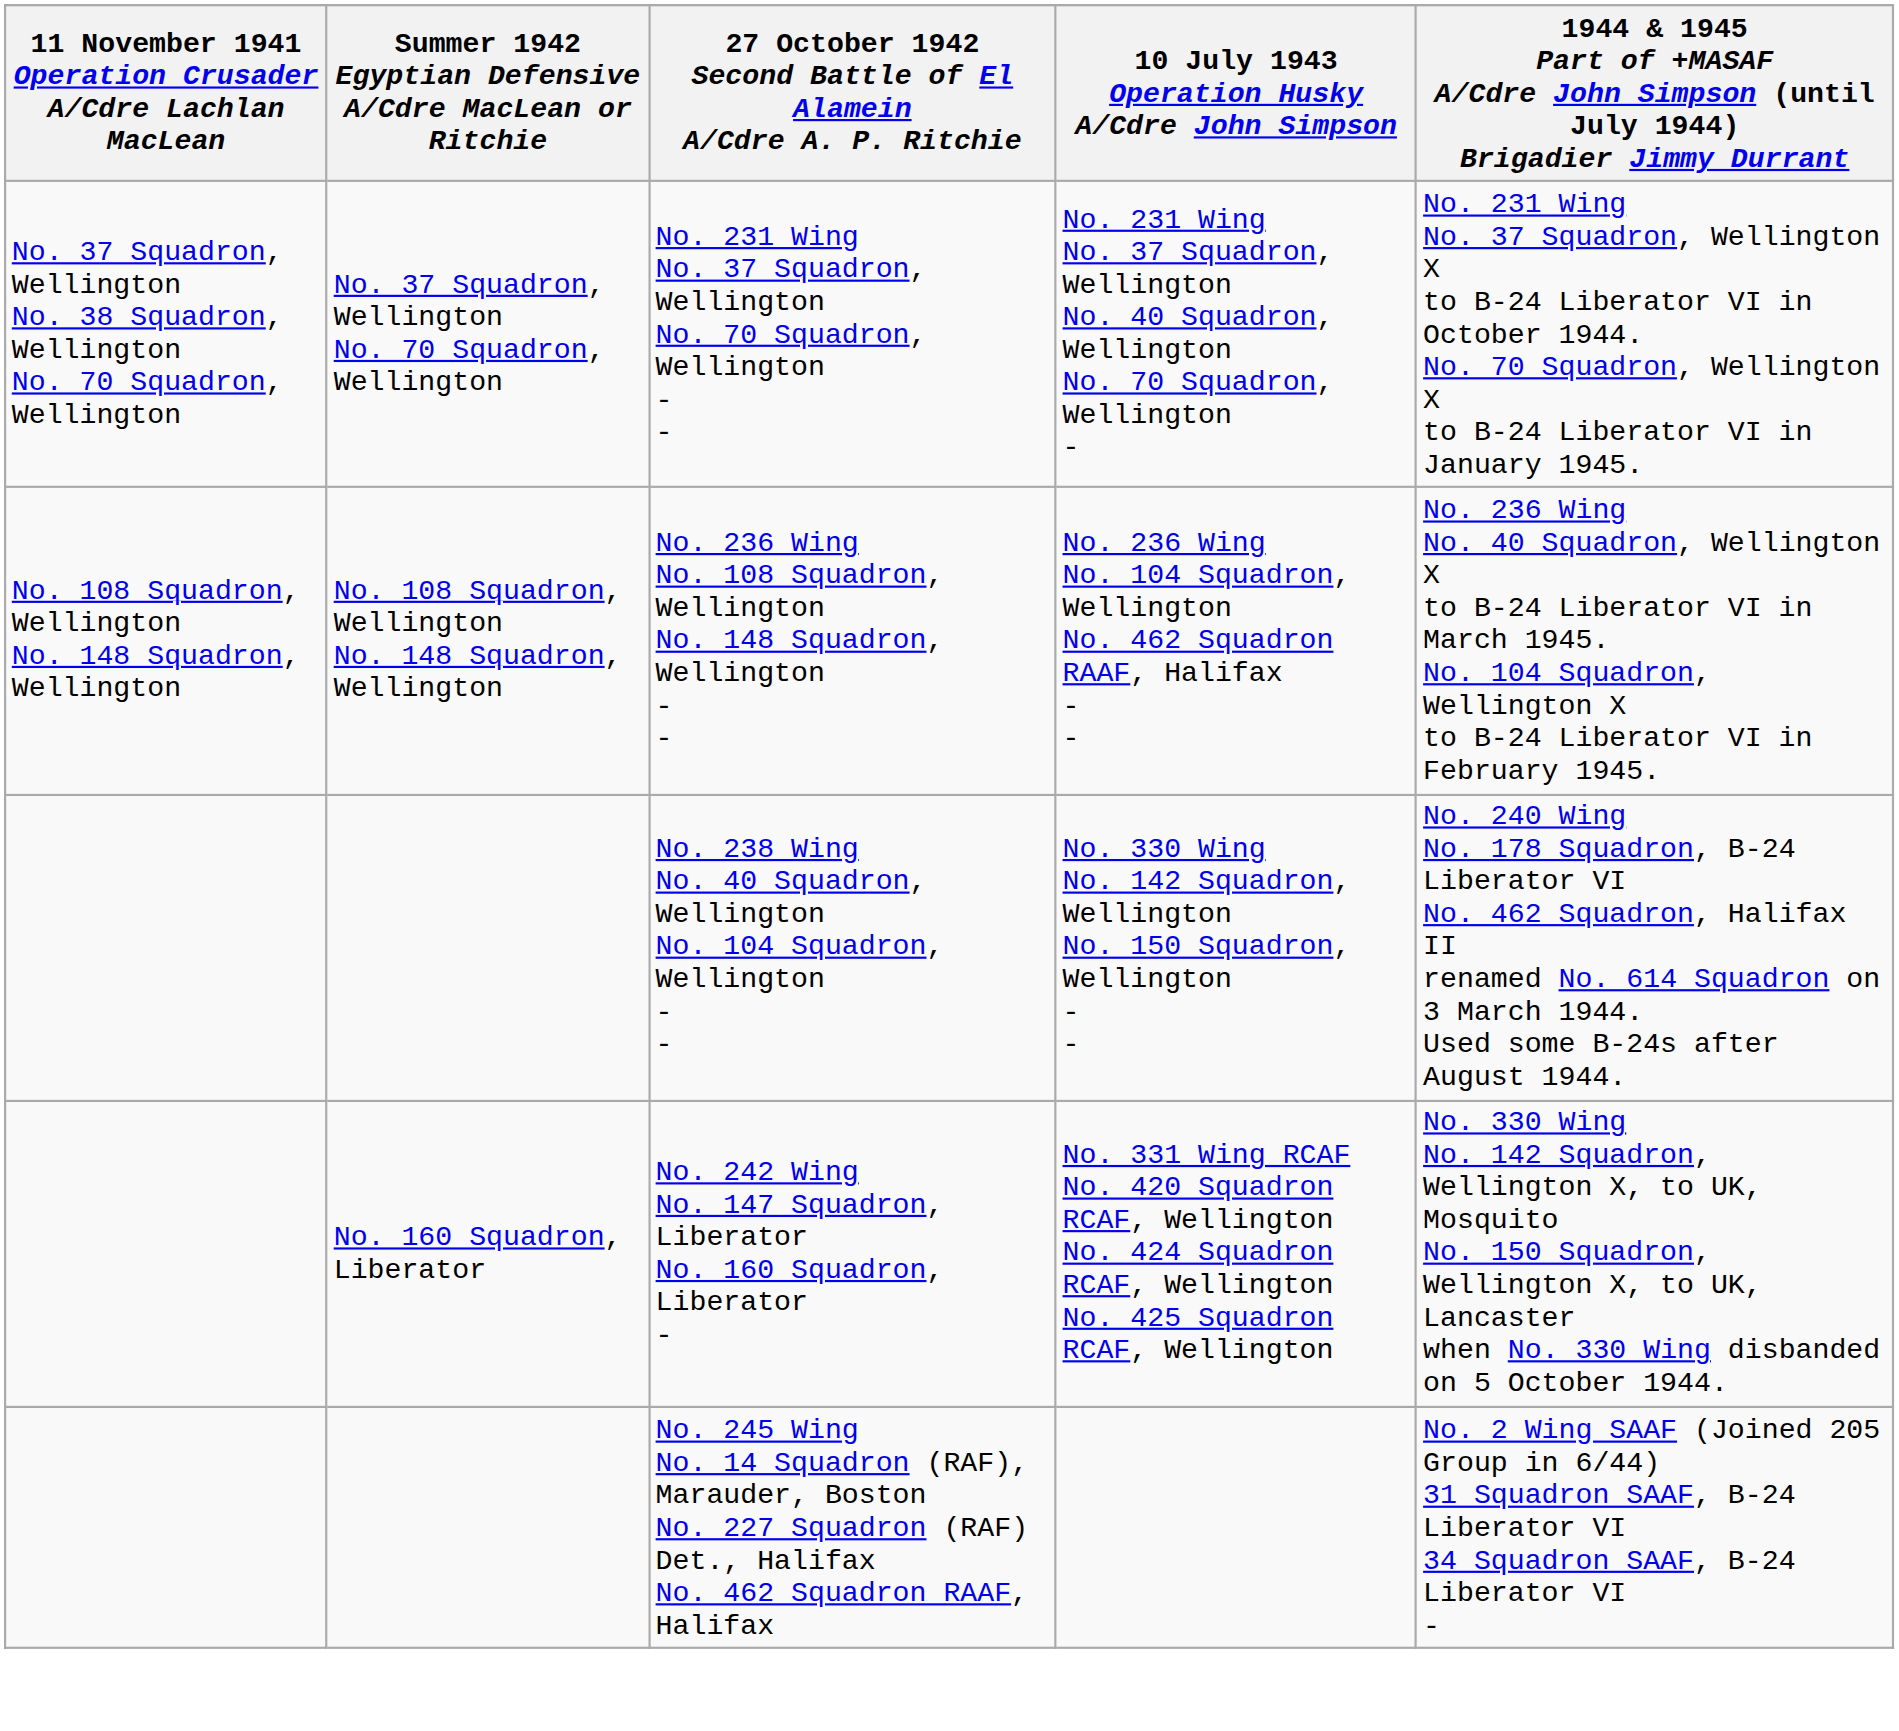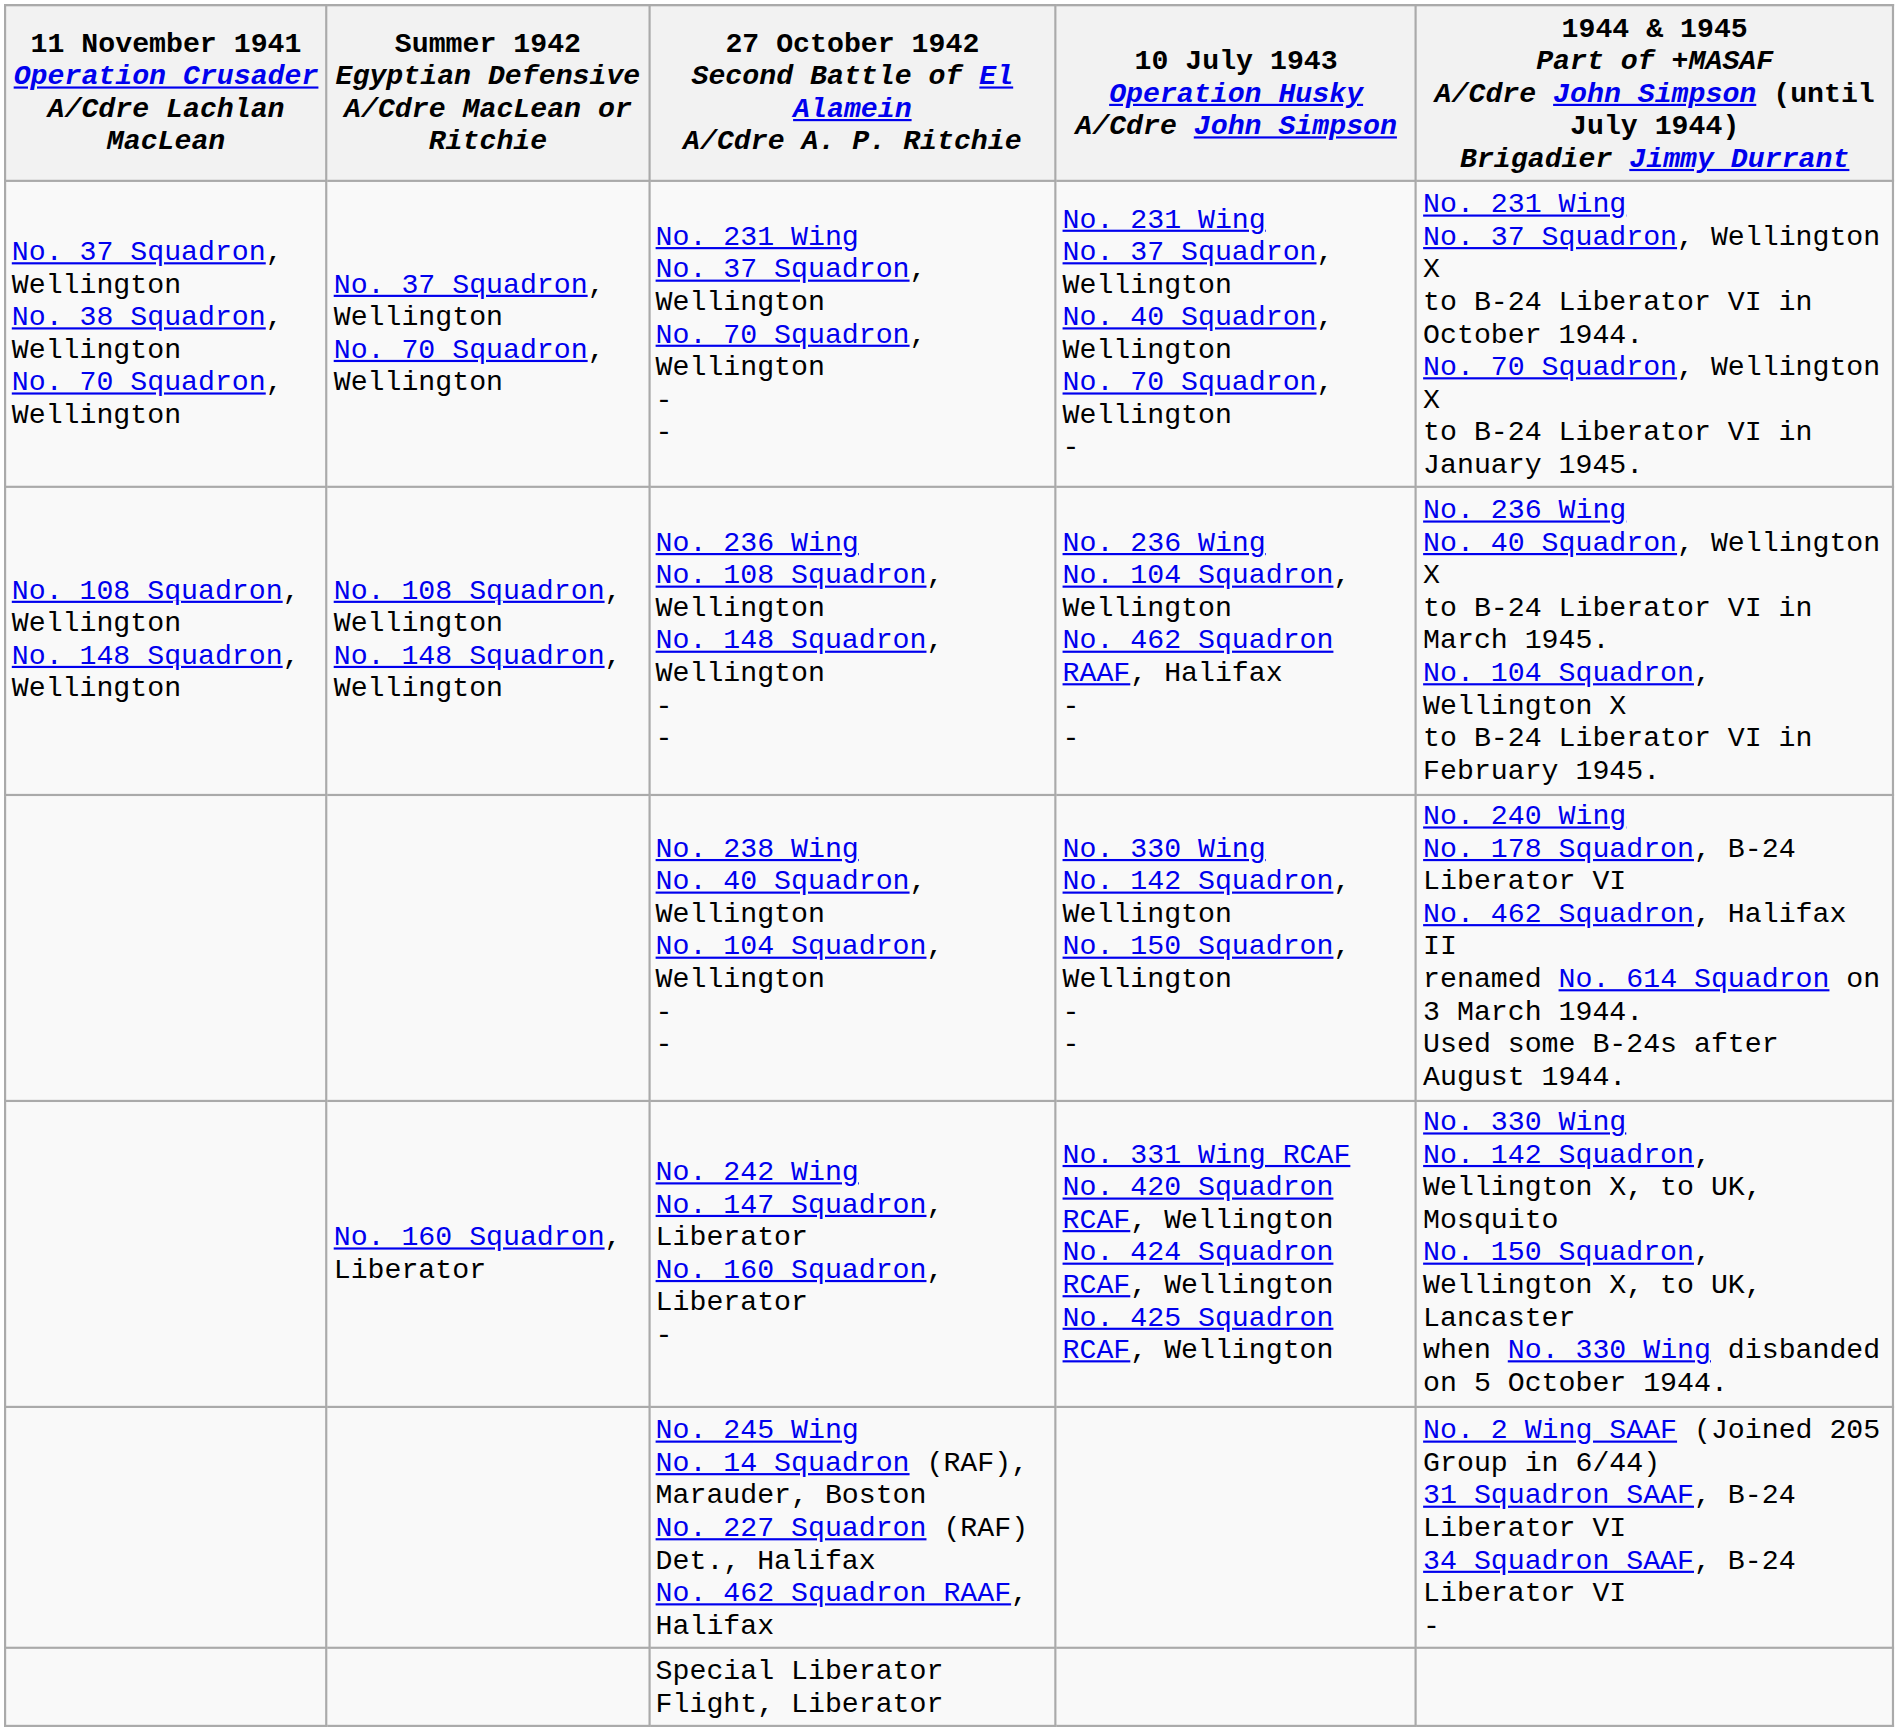+ row: (800, 1687)
